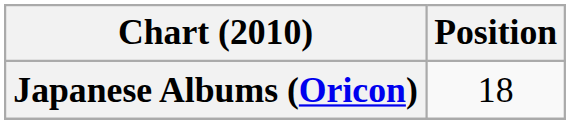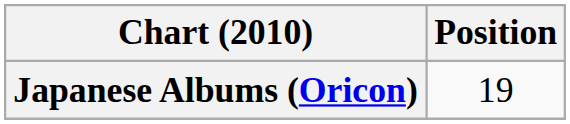(496, 89) 18 -> (496, 89) 19
